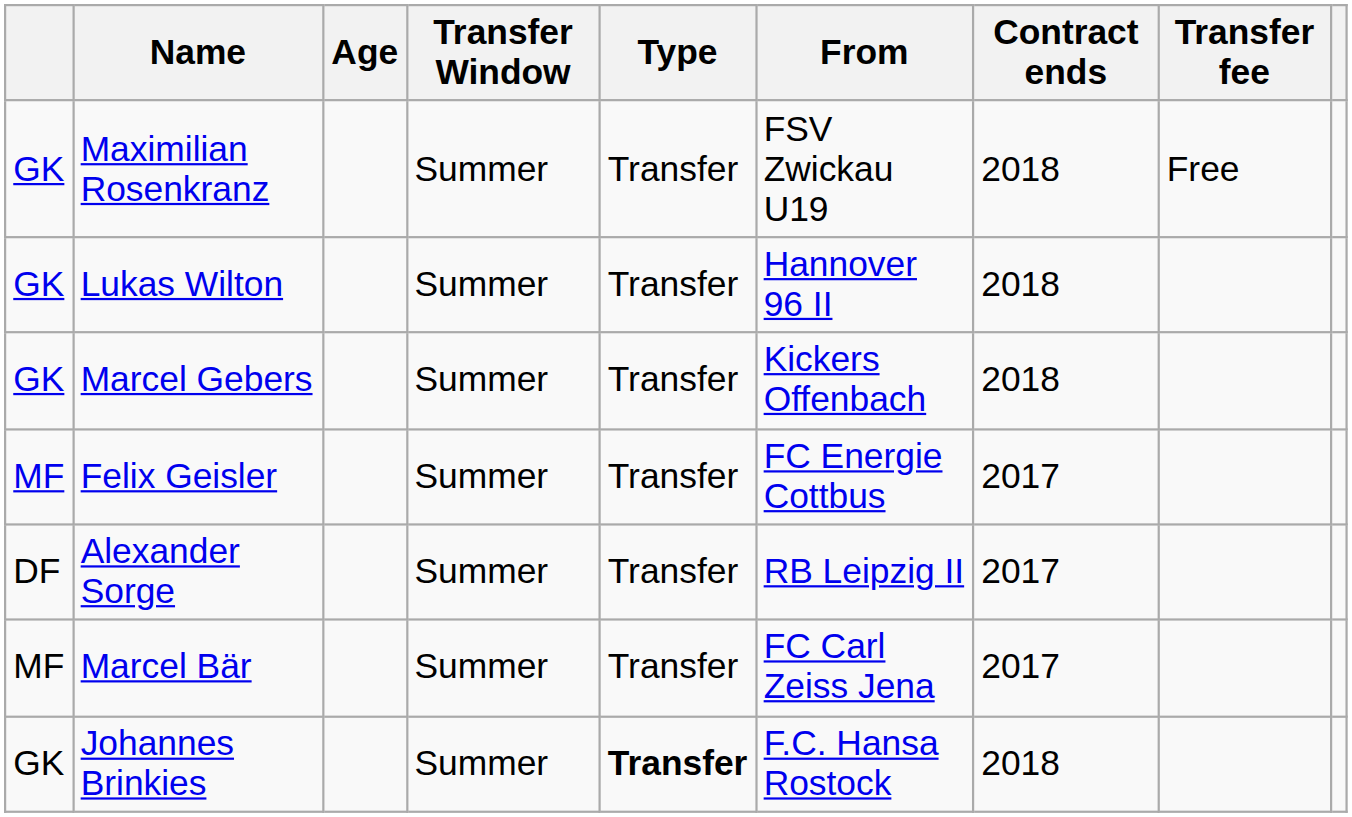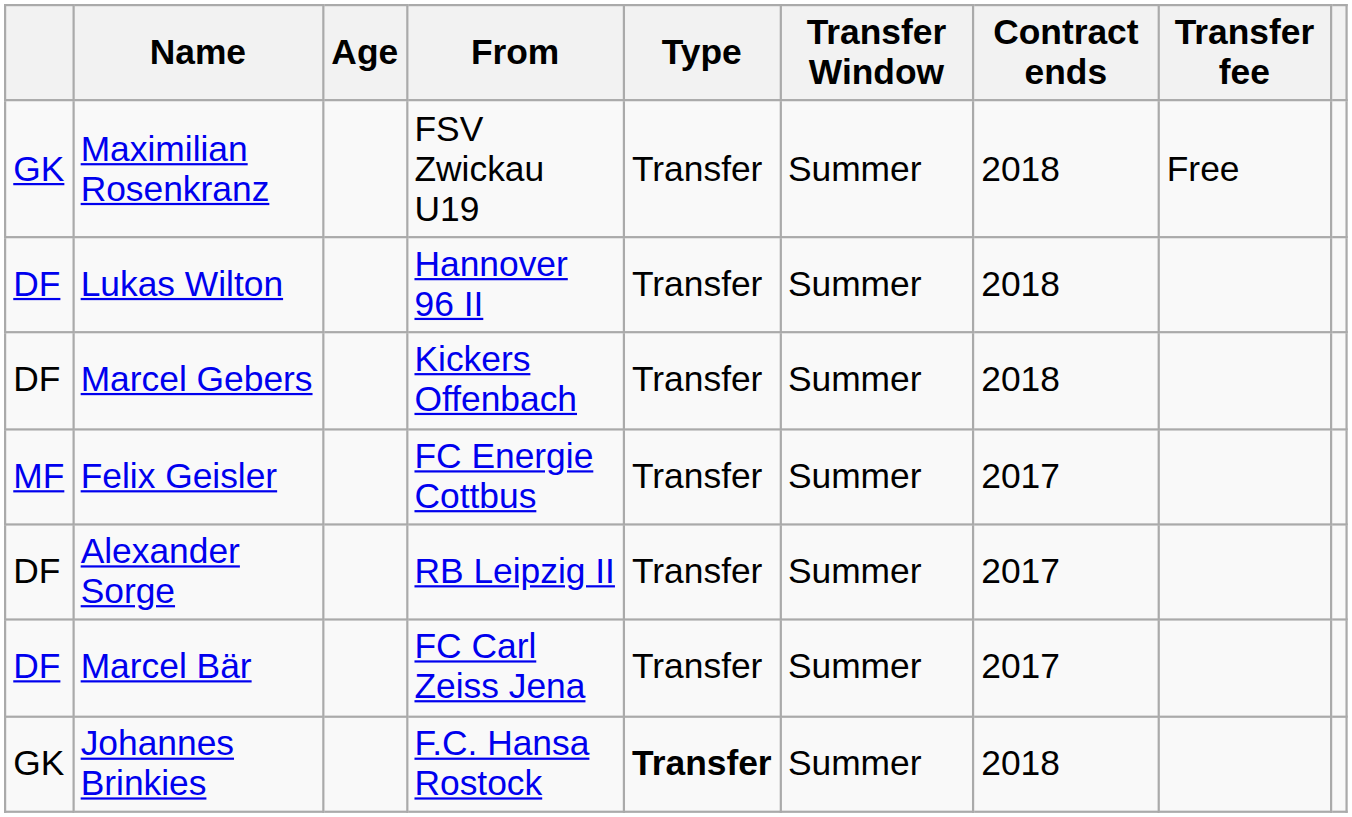columns swapped: (864, 52) <-> (503, 52)
(39, 283) GK -> (37, 283) DF
(39, 379) GK -> (37, 379) DF
(39, 667) MF -> (37, 667) DF
